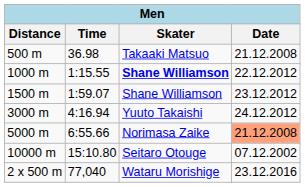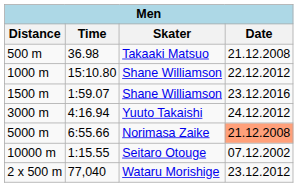(89, 73) 1:15.55 -> (92, 73) 15:10.80
(176, 73) bold -> (172, 73) normal
(266, 93) 23.12.2012 -> (259, 93) 23.12.2016
(92, 152) 15:10.80 -> (89, 152) 1:15.55
(266, 172) 23.12.2016 -> (259, 172) 23.12.2012
